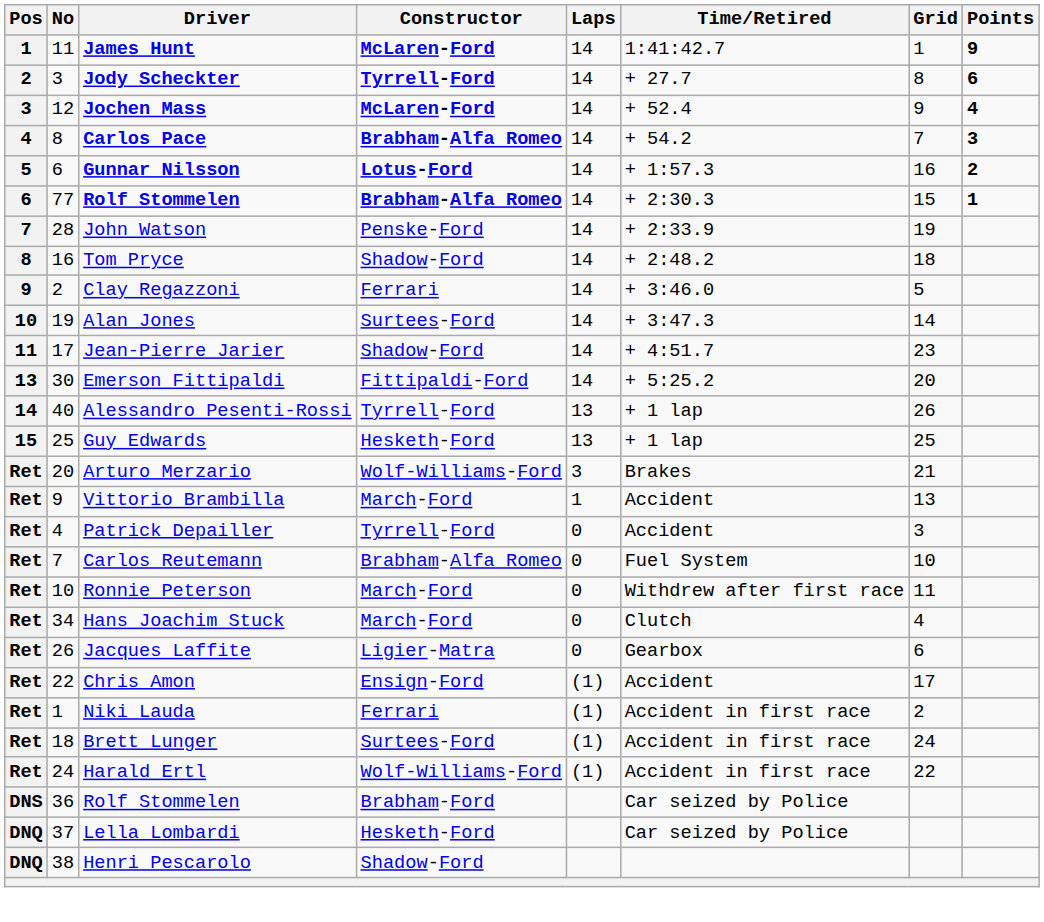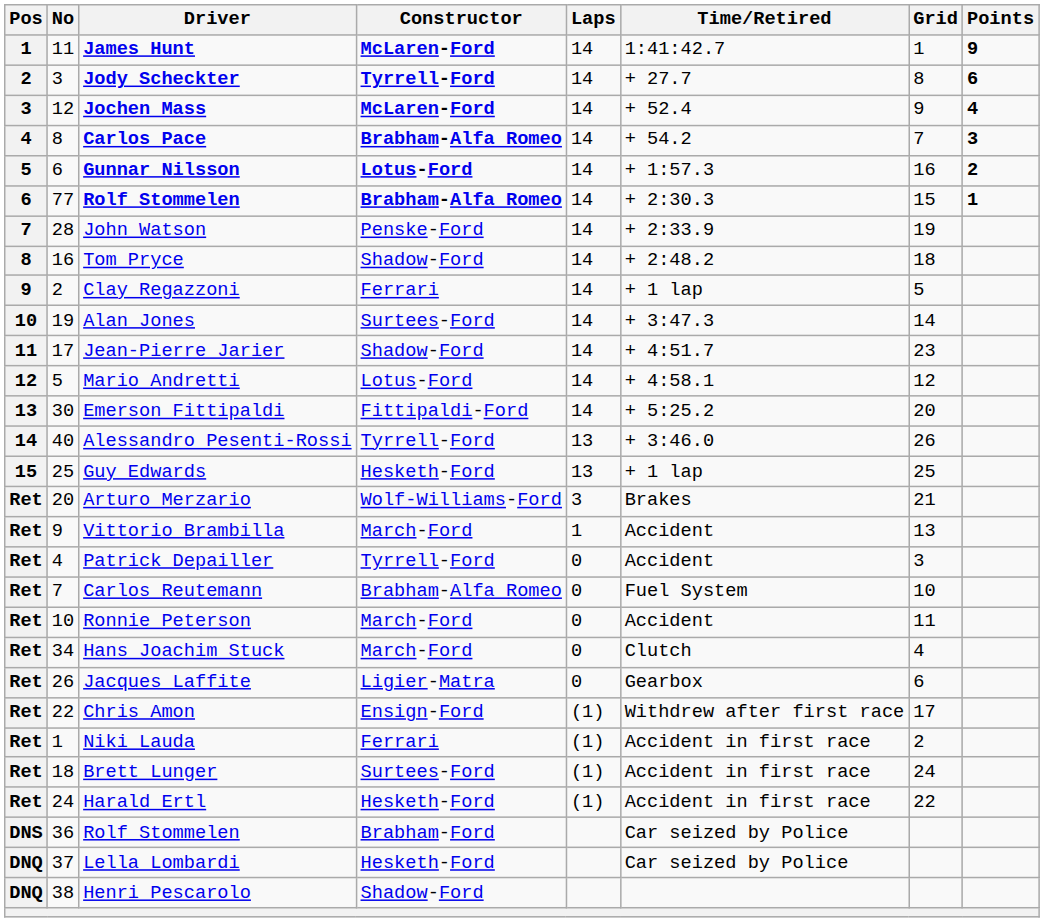(669, 291) + 3:46.0 -> (664, 291) + 1 lap
+ row: (57, 381)
(664, 412) + 1 lap -> (669, 442) + 3:46.0
(764, 592) Withdrew after first race -> (669, 622) Accident
(669, 682) Accident -> (764, 713) Withdrew after first race
(461, 773) Wolf-Williams-Ford -> (428, 803) Hesketh-Ford
